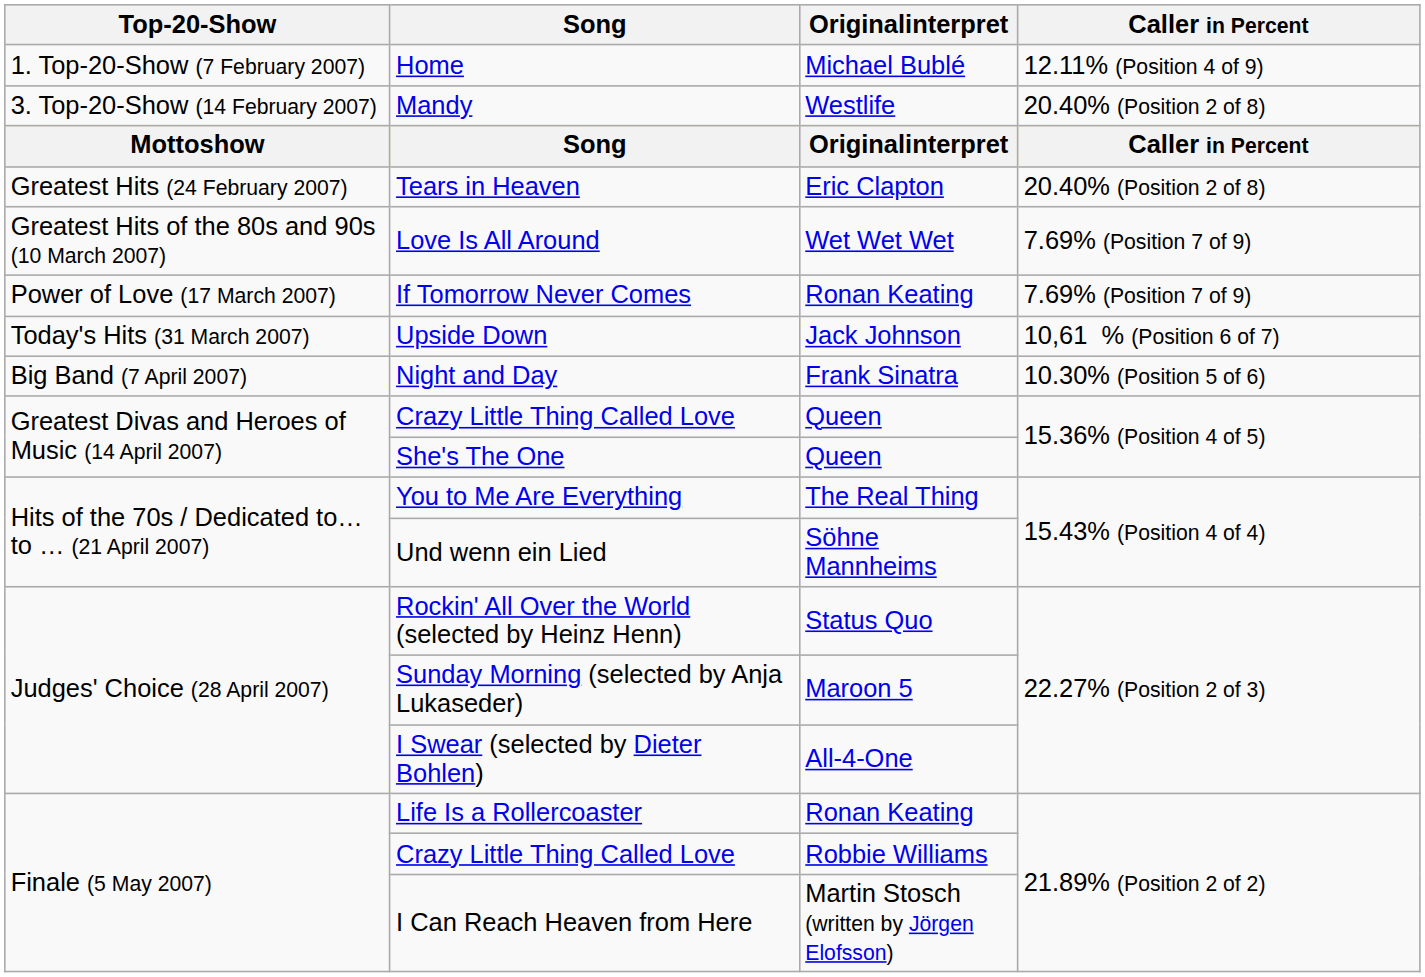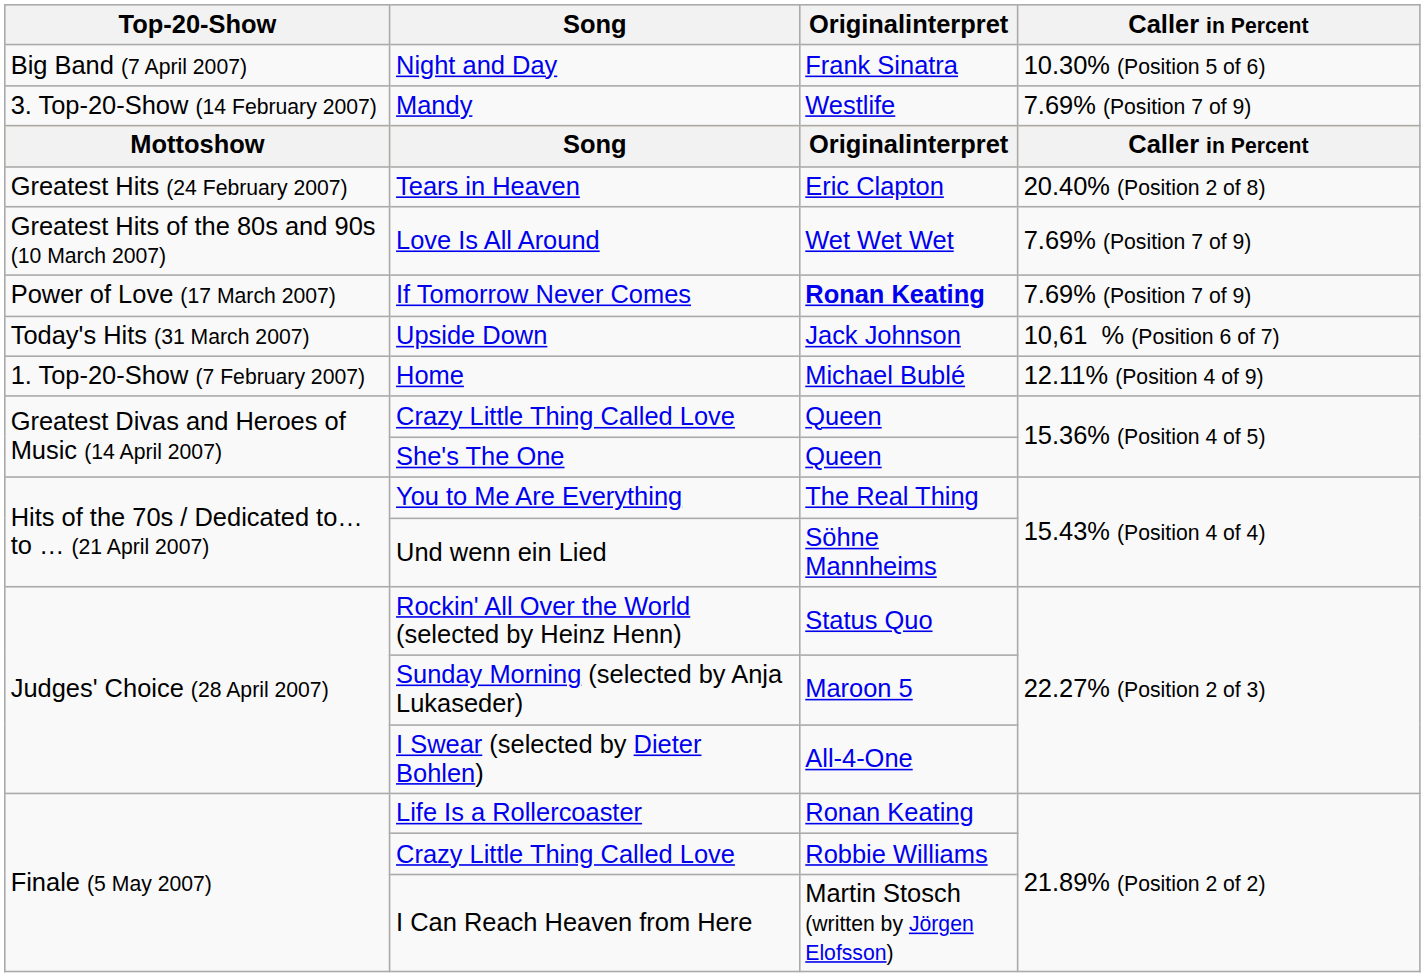rows swapped: (188, 65) <-> (129, 376)
(1145, 105) 20.40% (Position 2 of 8) -> (1137, 105) 7.69% (Position 7 of 9)
(889, 295) normal -> (895, 295) bold
